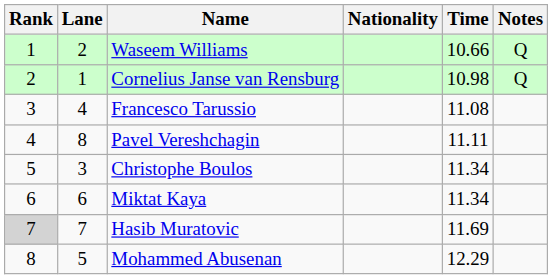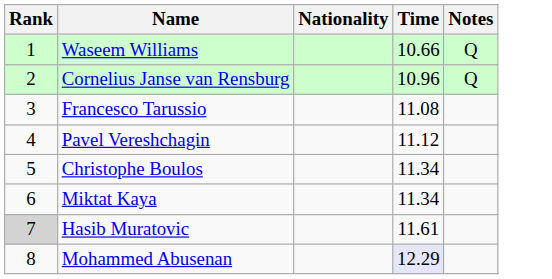- column: (82, 19)
(468, 79) 10.98 -> (418, 79) 10.96
(468, 139) 11.11 -> (418, 139) 11.12
(468, 229) 11.69 -> (418, 229) 11.61
(468, 259) no background -> (418, 259) lavender background
